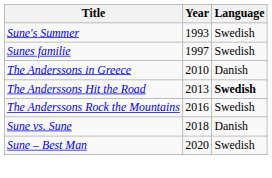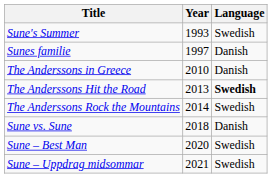(235, 51) Swedish -> (231, 51) Danish
(197, 107) 2016 -> (197, 107) 2014
+ row: (75, 164)
